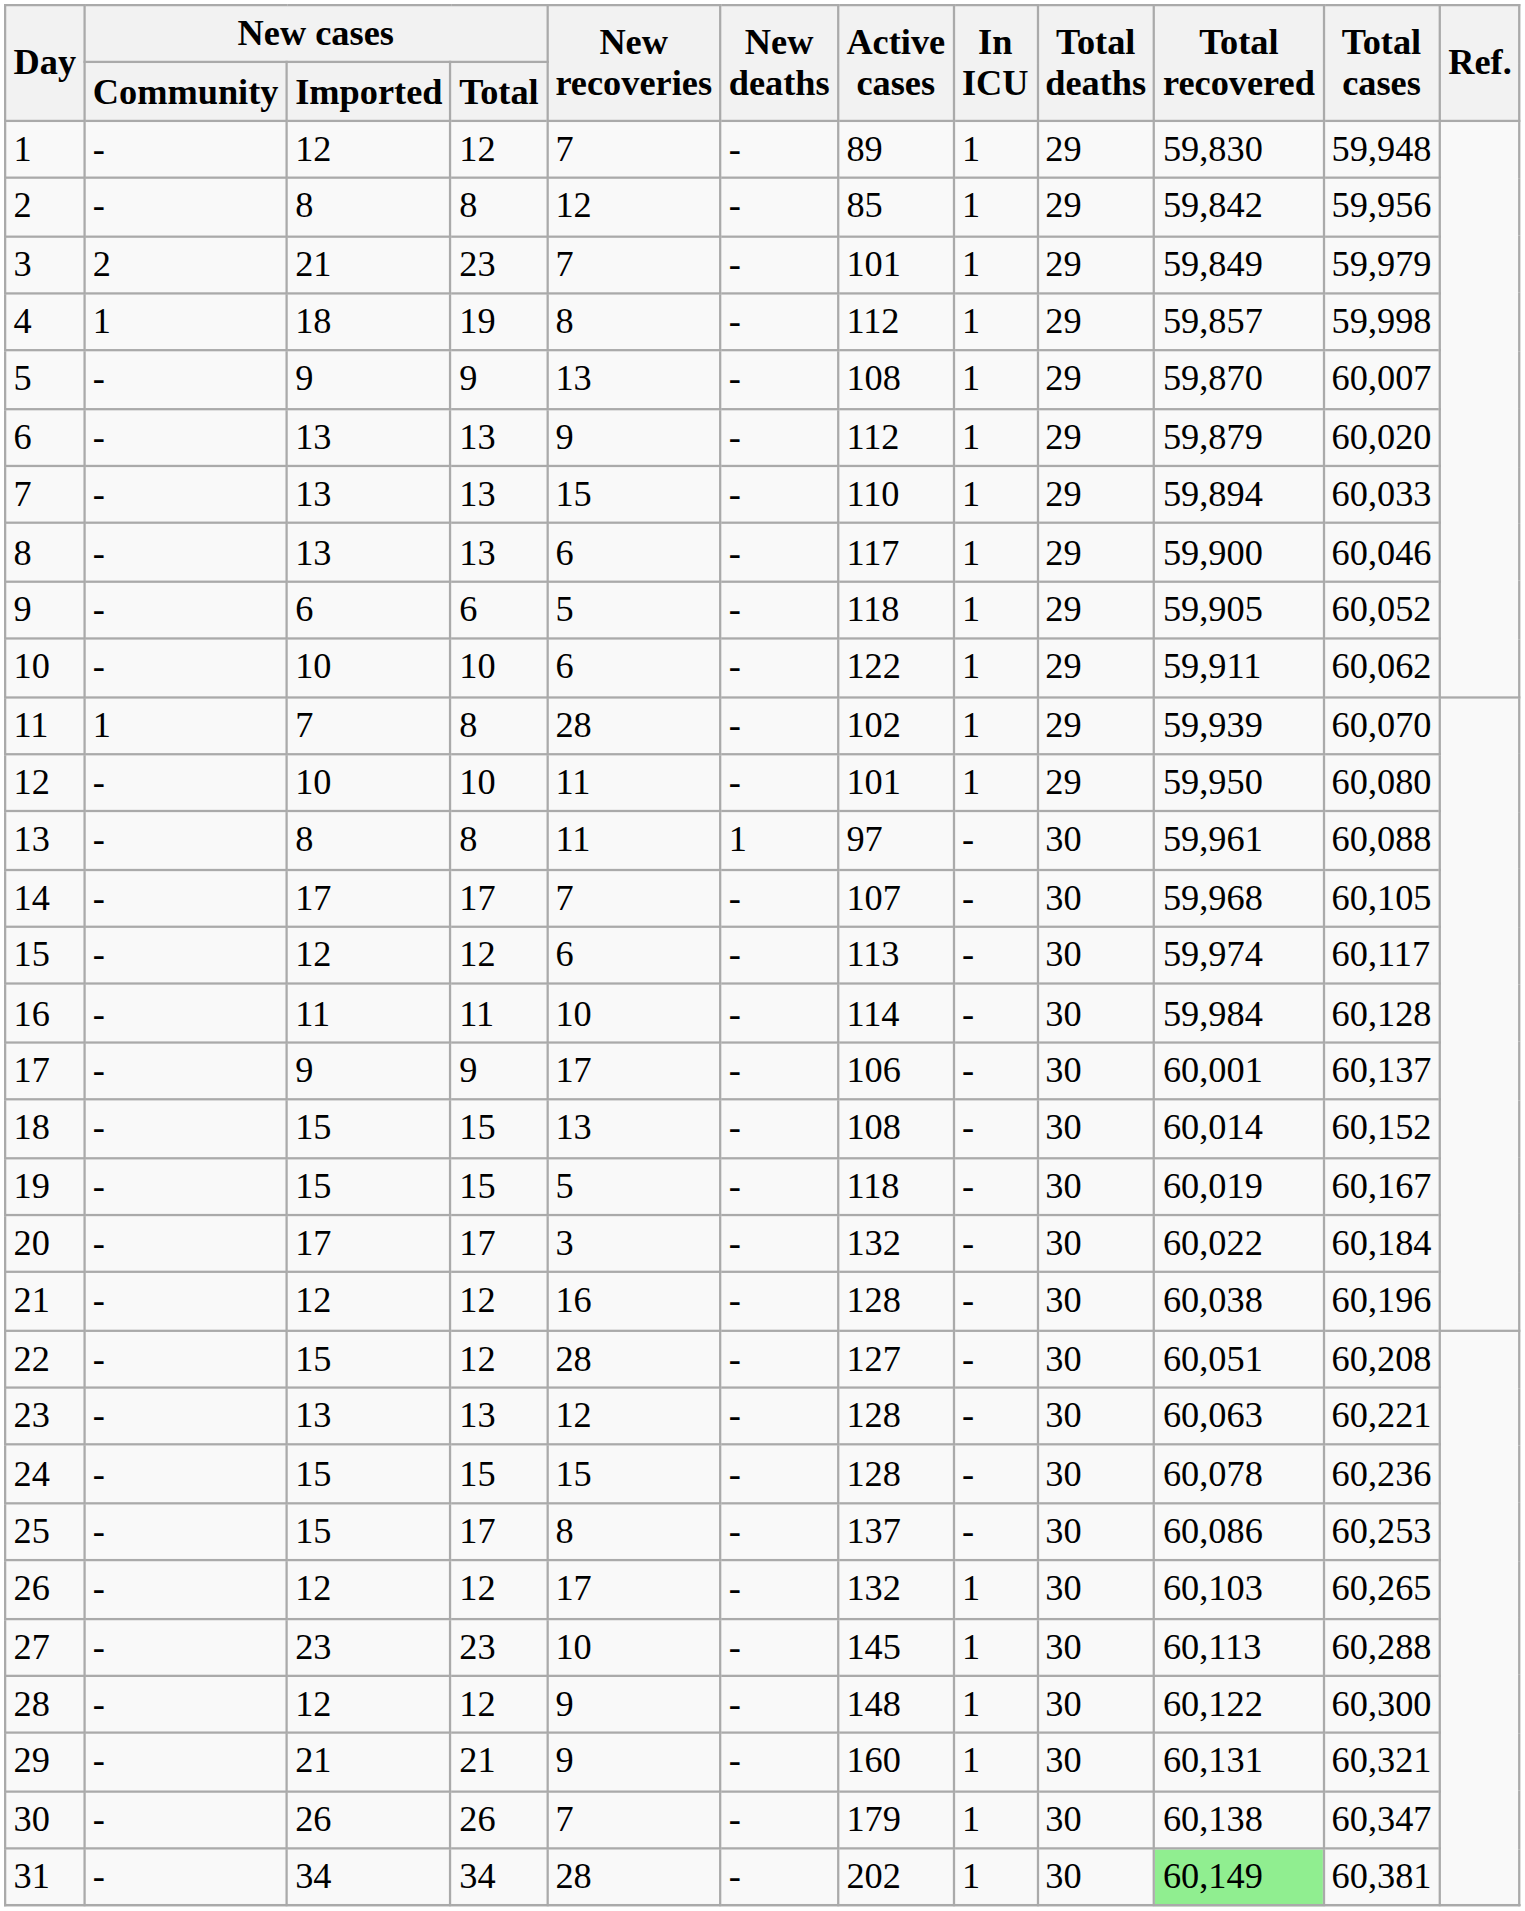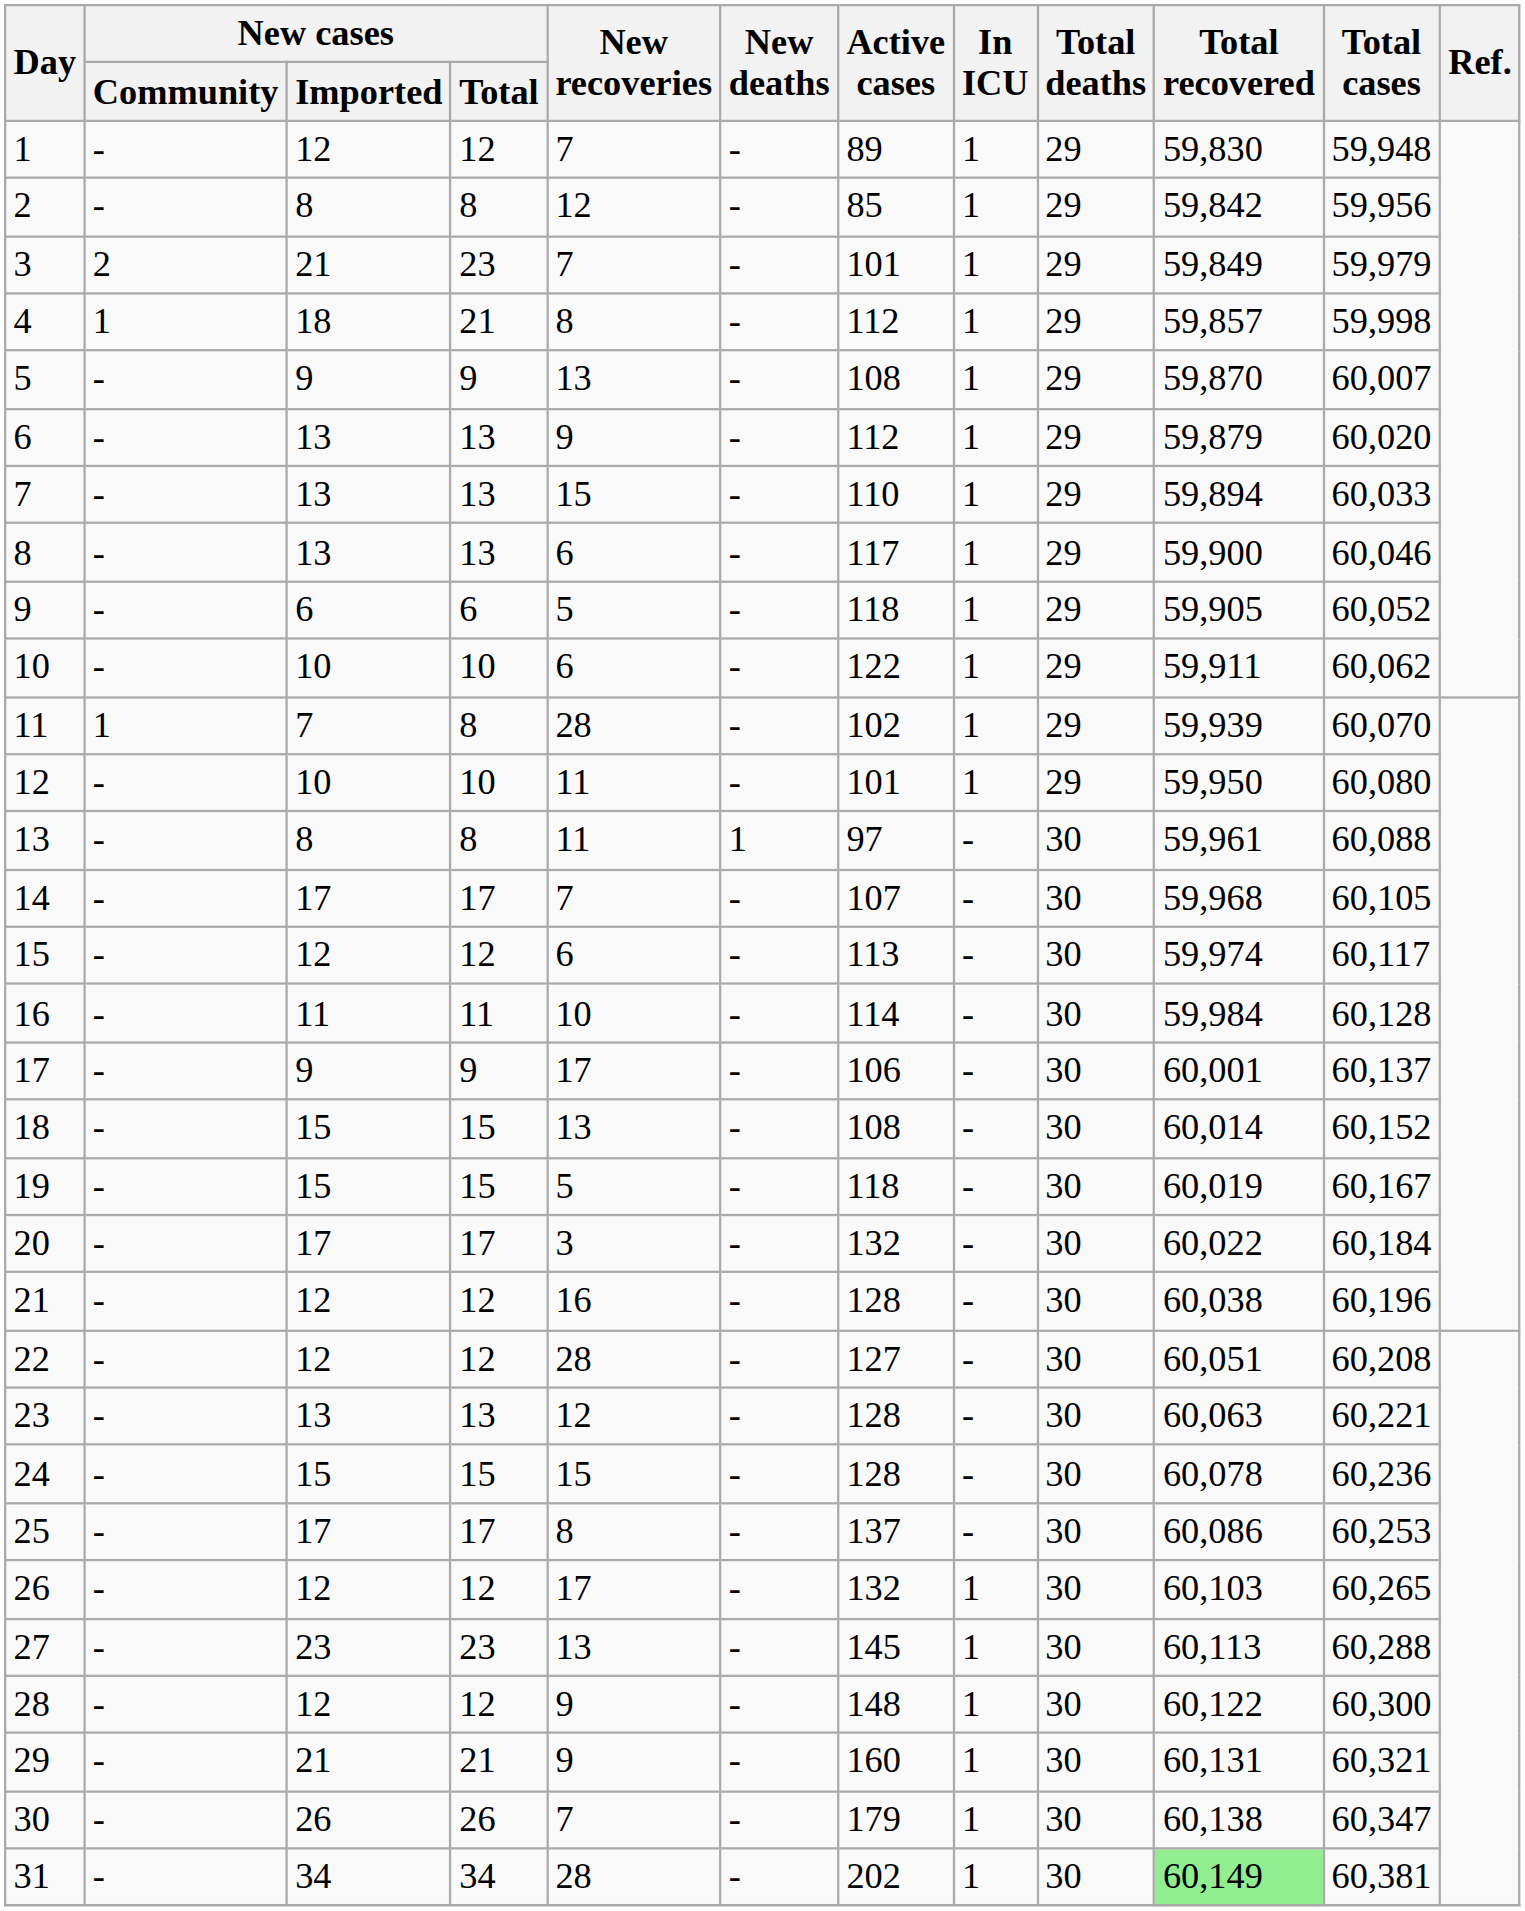(477, 321) 19 -> (477, 321) 21
(313, 1358) 15 -> (313, 1358) 12
(313, 1530) 15 -> (313, 1530) 17
(574, 1646) 10 -> (574, 1646) 13
